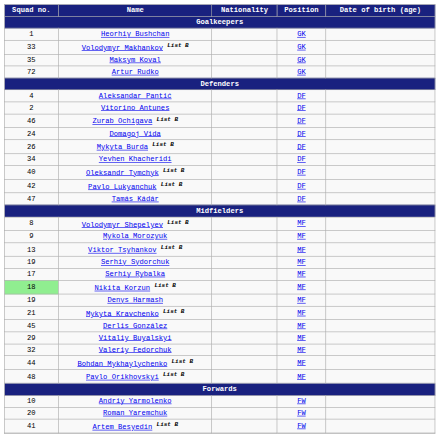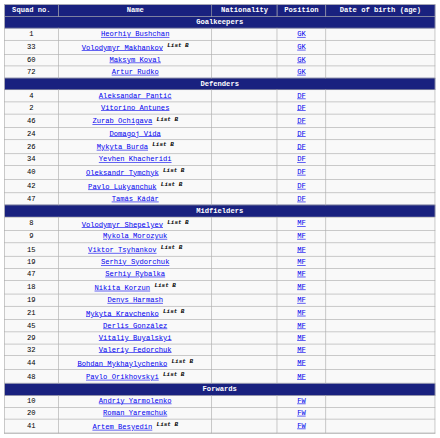(31, 60) 35 -> (31, 60) 60
(31, 249) 13 -> (31, 249) 15
(31, 274) 17 -> (31, 274) 47
(31, 287) lightgreen background -> (31, 287) no background
